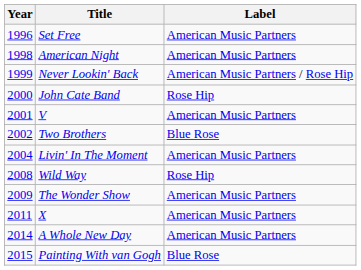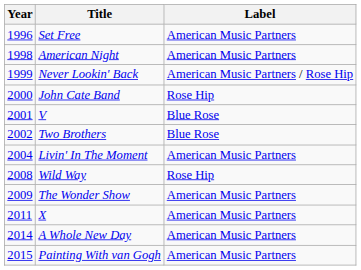(231, 114) American Music Partners -> (193, 114) Blue Rose
(193, 255) Blue Rose -> (231, 255) American Music Partners
